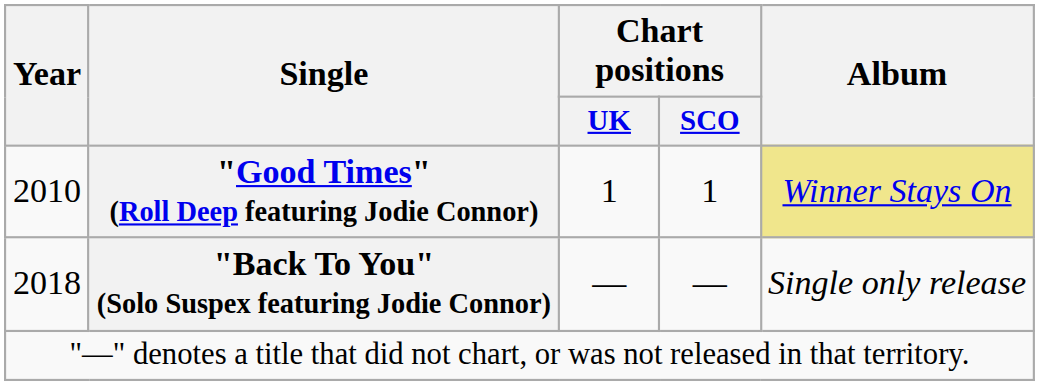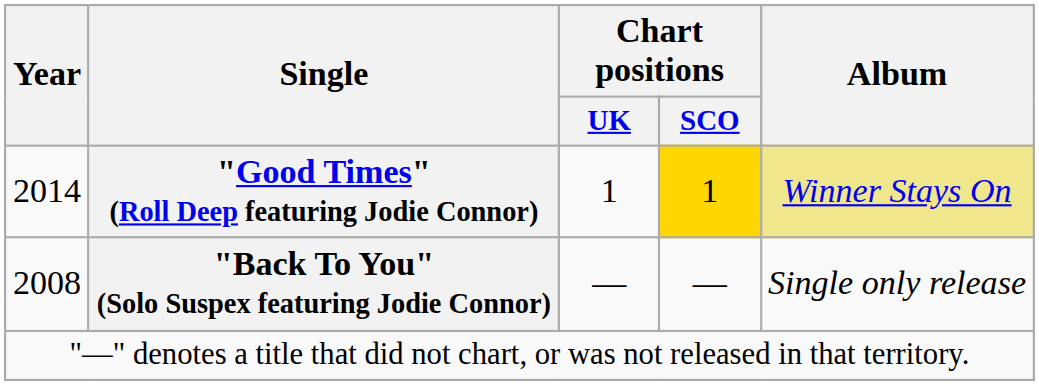(47, 190) 2010 -> (47, 190) 2014
(710, 190) no background -> (710, 190) gold background
(47, 283) 2018 -> (47, 283) 2008
